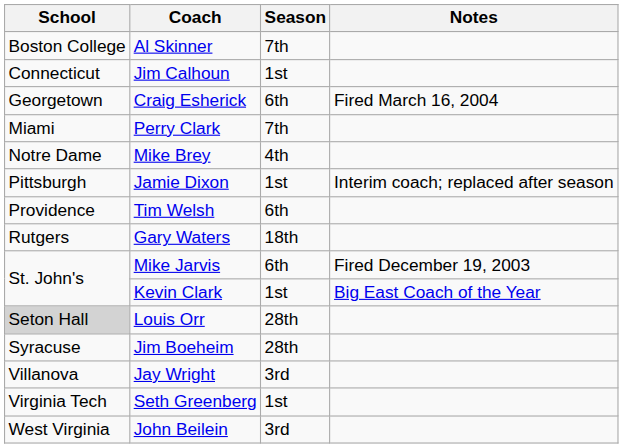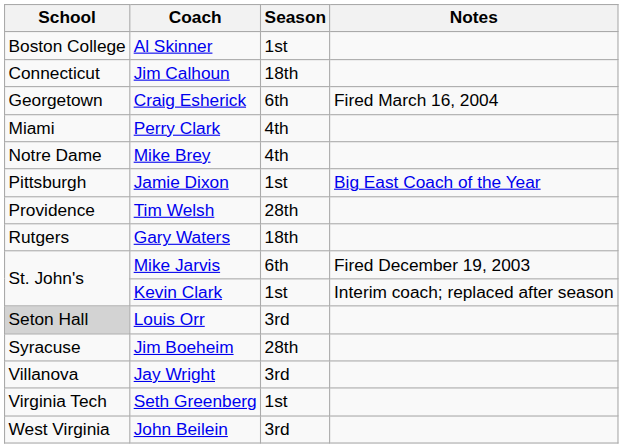(277, 45) 7th -> (276, 45) 1st
(276, 73) 1st -> (281, 73) 18th
(277, 127) 7th -> (277, 127) 4th
(474, 182) Interim coach; replaced after season -> (437, 182) Big East Coach of the Year
(277, 210) 6th -> (281, 210) 28th
(437, 292) Big East Coach of the Year -> (474, 292) Interim coach; replaced after season
(281, 319) 28th -> (277, 319) 3rd
